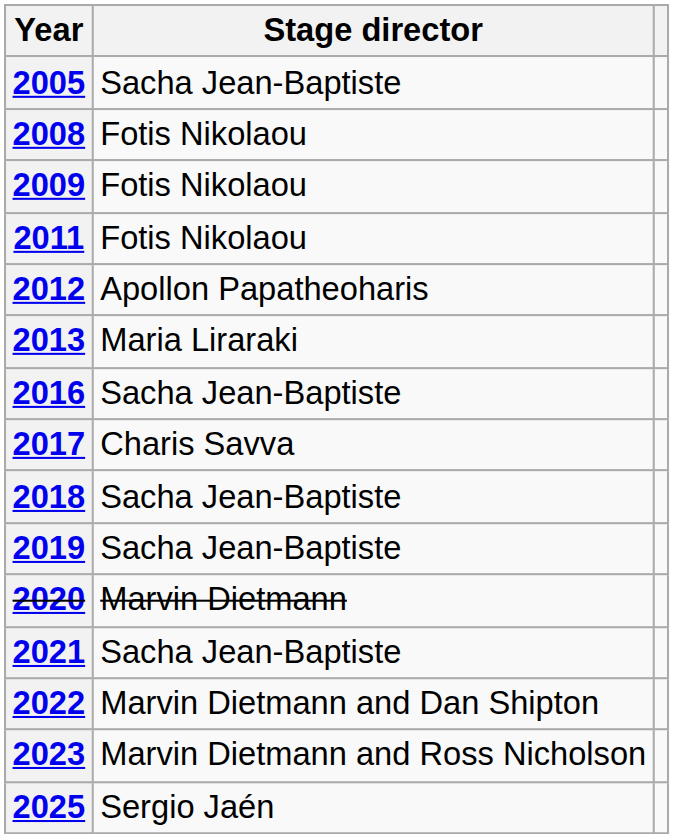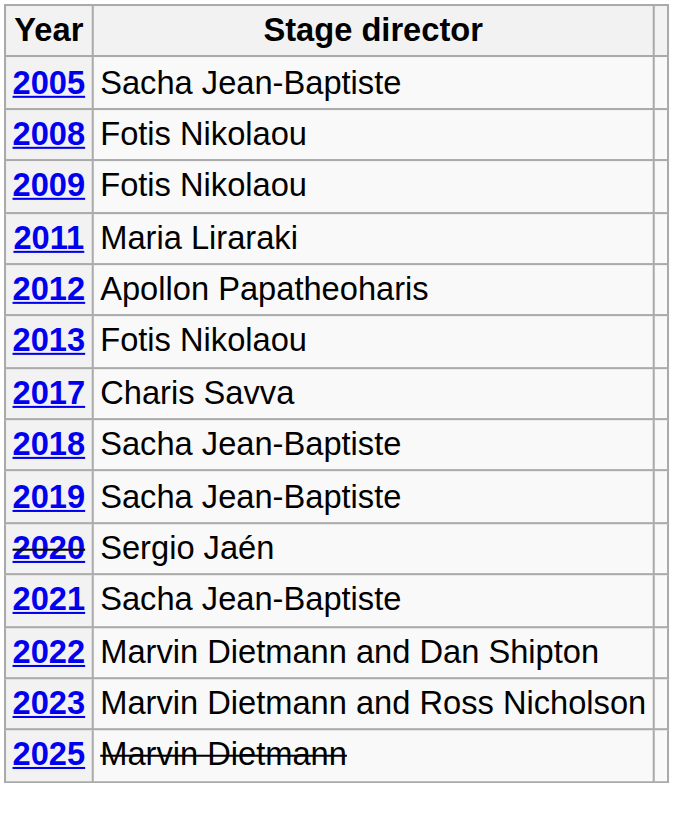(204, 237) Fotis Nikolaou -> (199, 237) Maria Liraraki
(199, 340) Maria Liraraki -> (204, 340) Fotis Nikolaou
- row: (49, 392)
(224, 599) Marvin Dietmann -> (187, 548) Sergio Jaén
(187, 806) Sergio Jaén -> (224, 755) Marvin Dietmann
